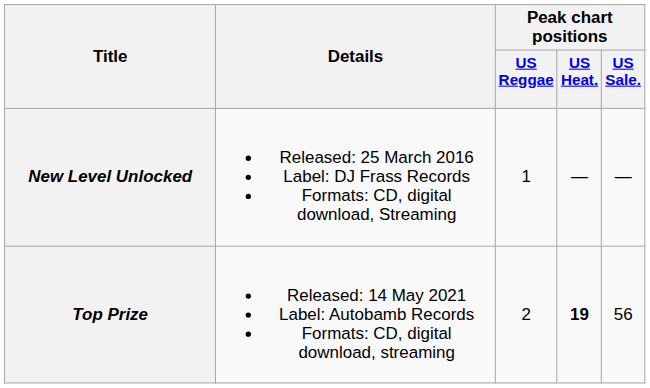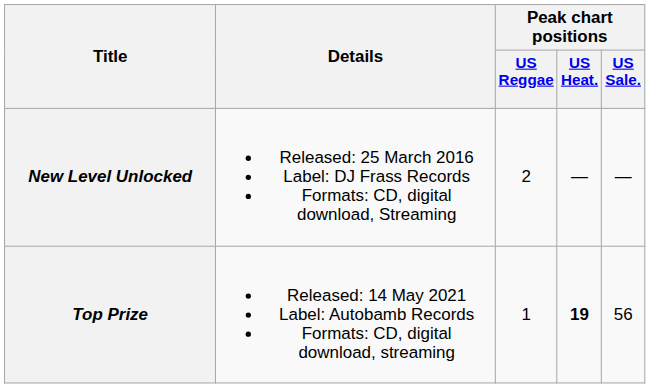(526, 177) 1 -> (526, 177) 2
(526, 314) 2 -> (526, 314) 1
